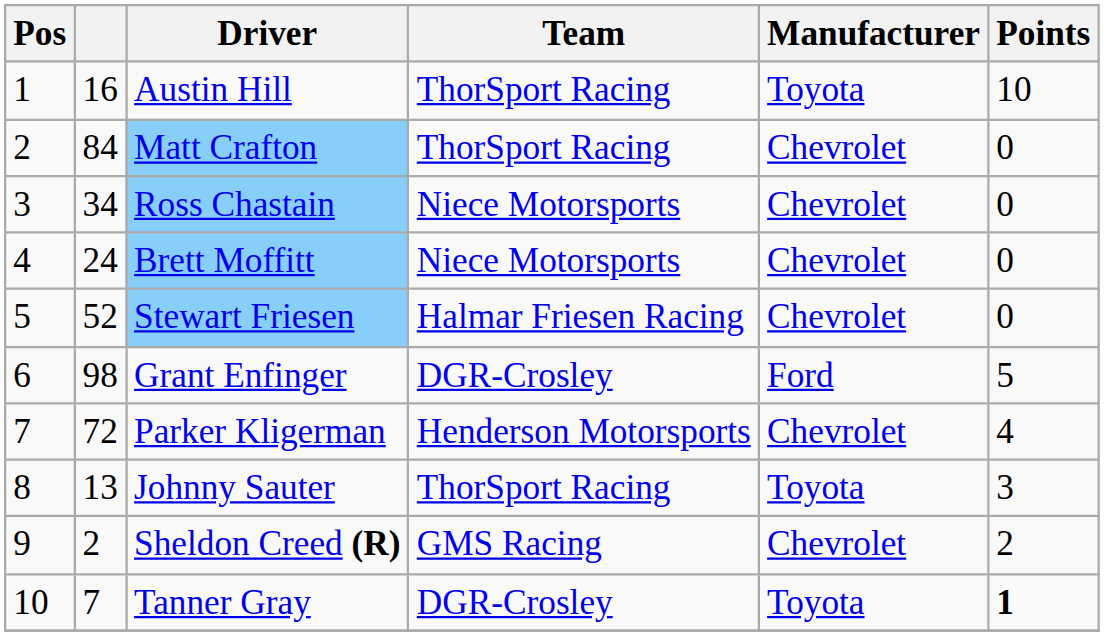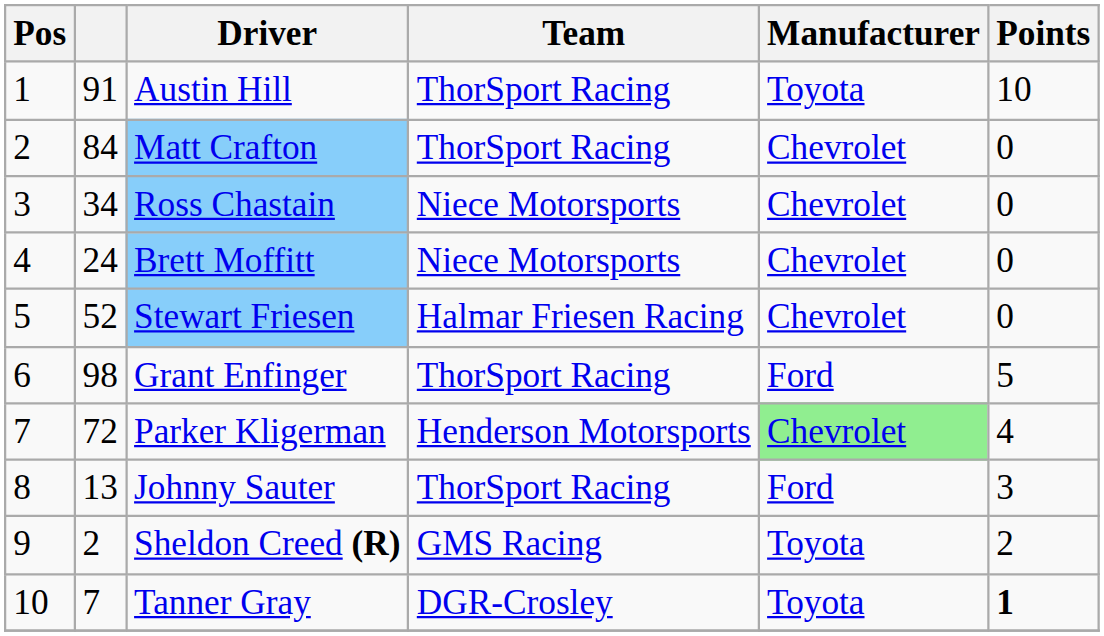(100, 89) 16 -> (100, 89) 91
(515, 373) DGR-Crosley -> (544, 373) ThorSport Racing
(837, 430) no background -> (837, 430) lightgreen background
(816, 487) Toyota -> (800, 487) Ford
(837, 543) Chevrolet -> (816, 543) Toyota
